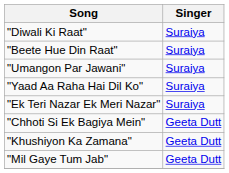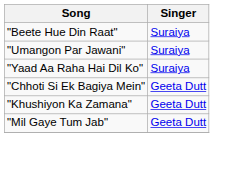- row: (47, 31)
- row: (84, 104)
